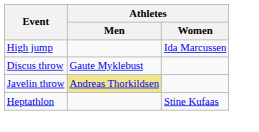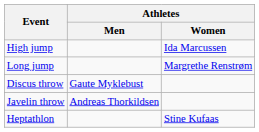+ row: (30, 66)
(114, 83) khaki background -> (114, 101) no background
